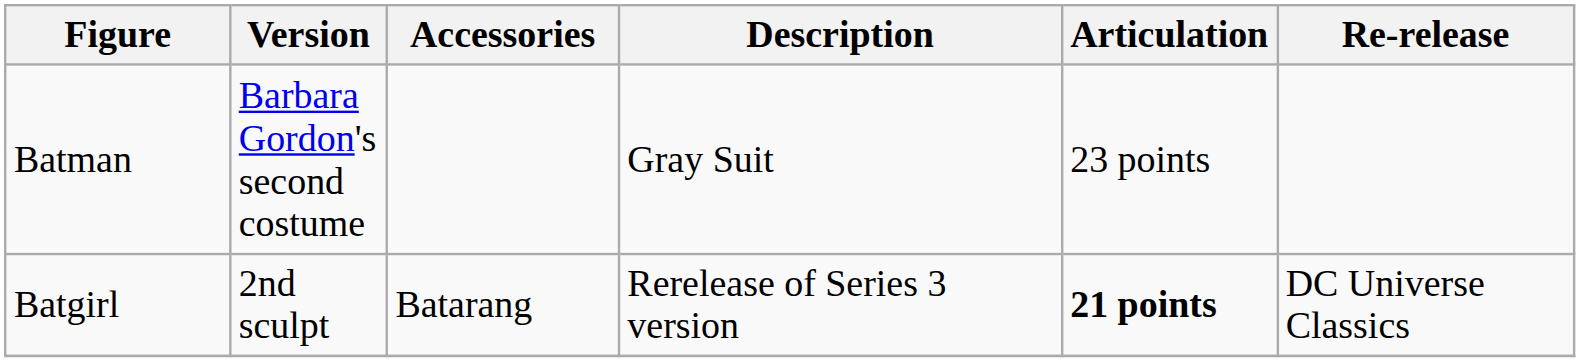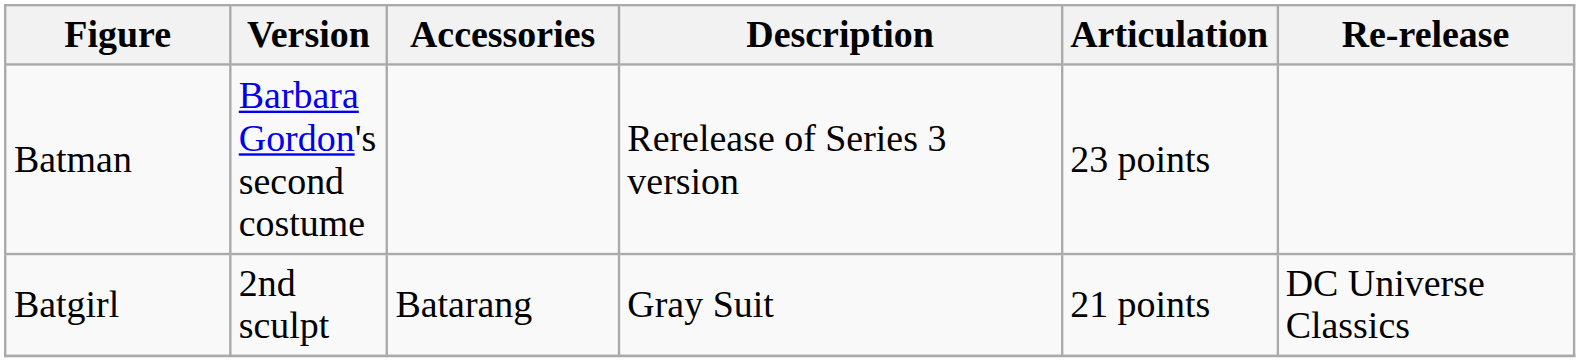(701, 158) Gray Suit -> (787, 158) Rerelease of Series 3 version
(787, 304) Rerelease of Series 3 version -> (701, 304) Gray Suit
(1143, 304) bold -> (1140, 304) normal
